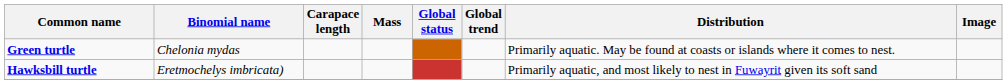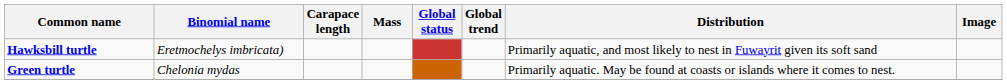rows swapped: (41, 49) <-> (52, 69)
